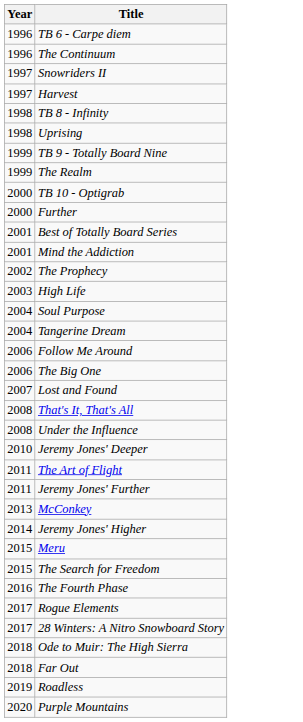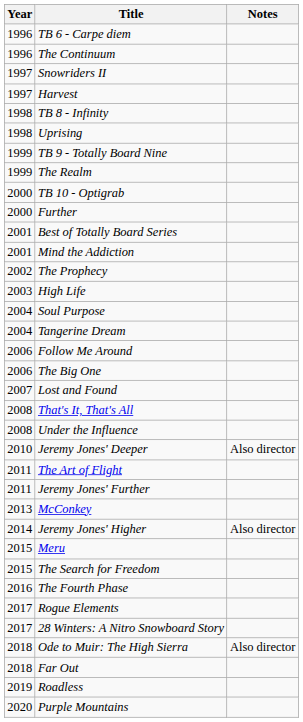+ column: (263, 14)
